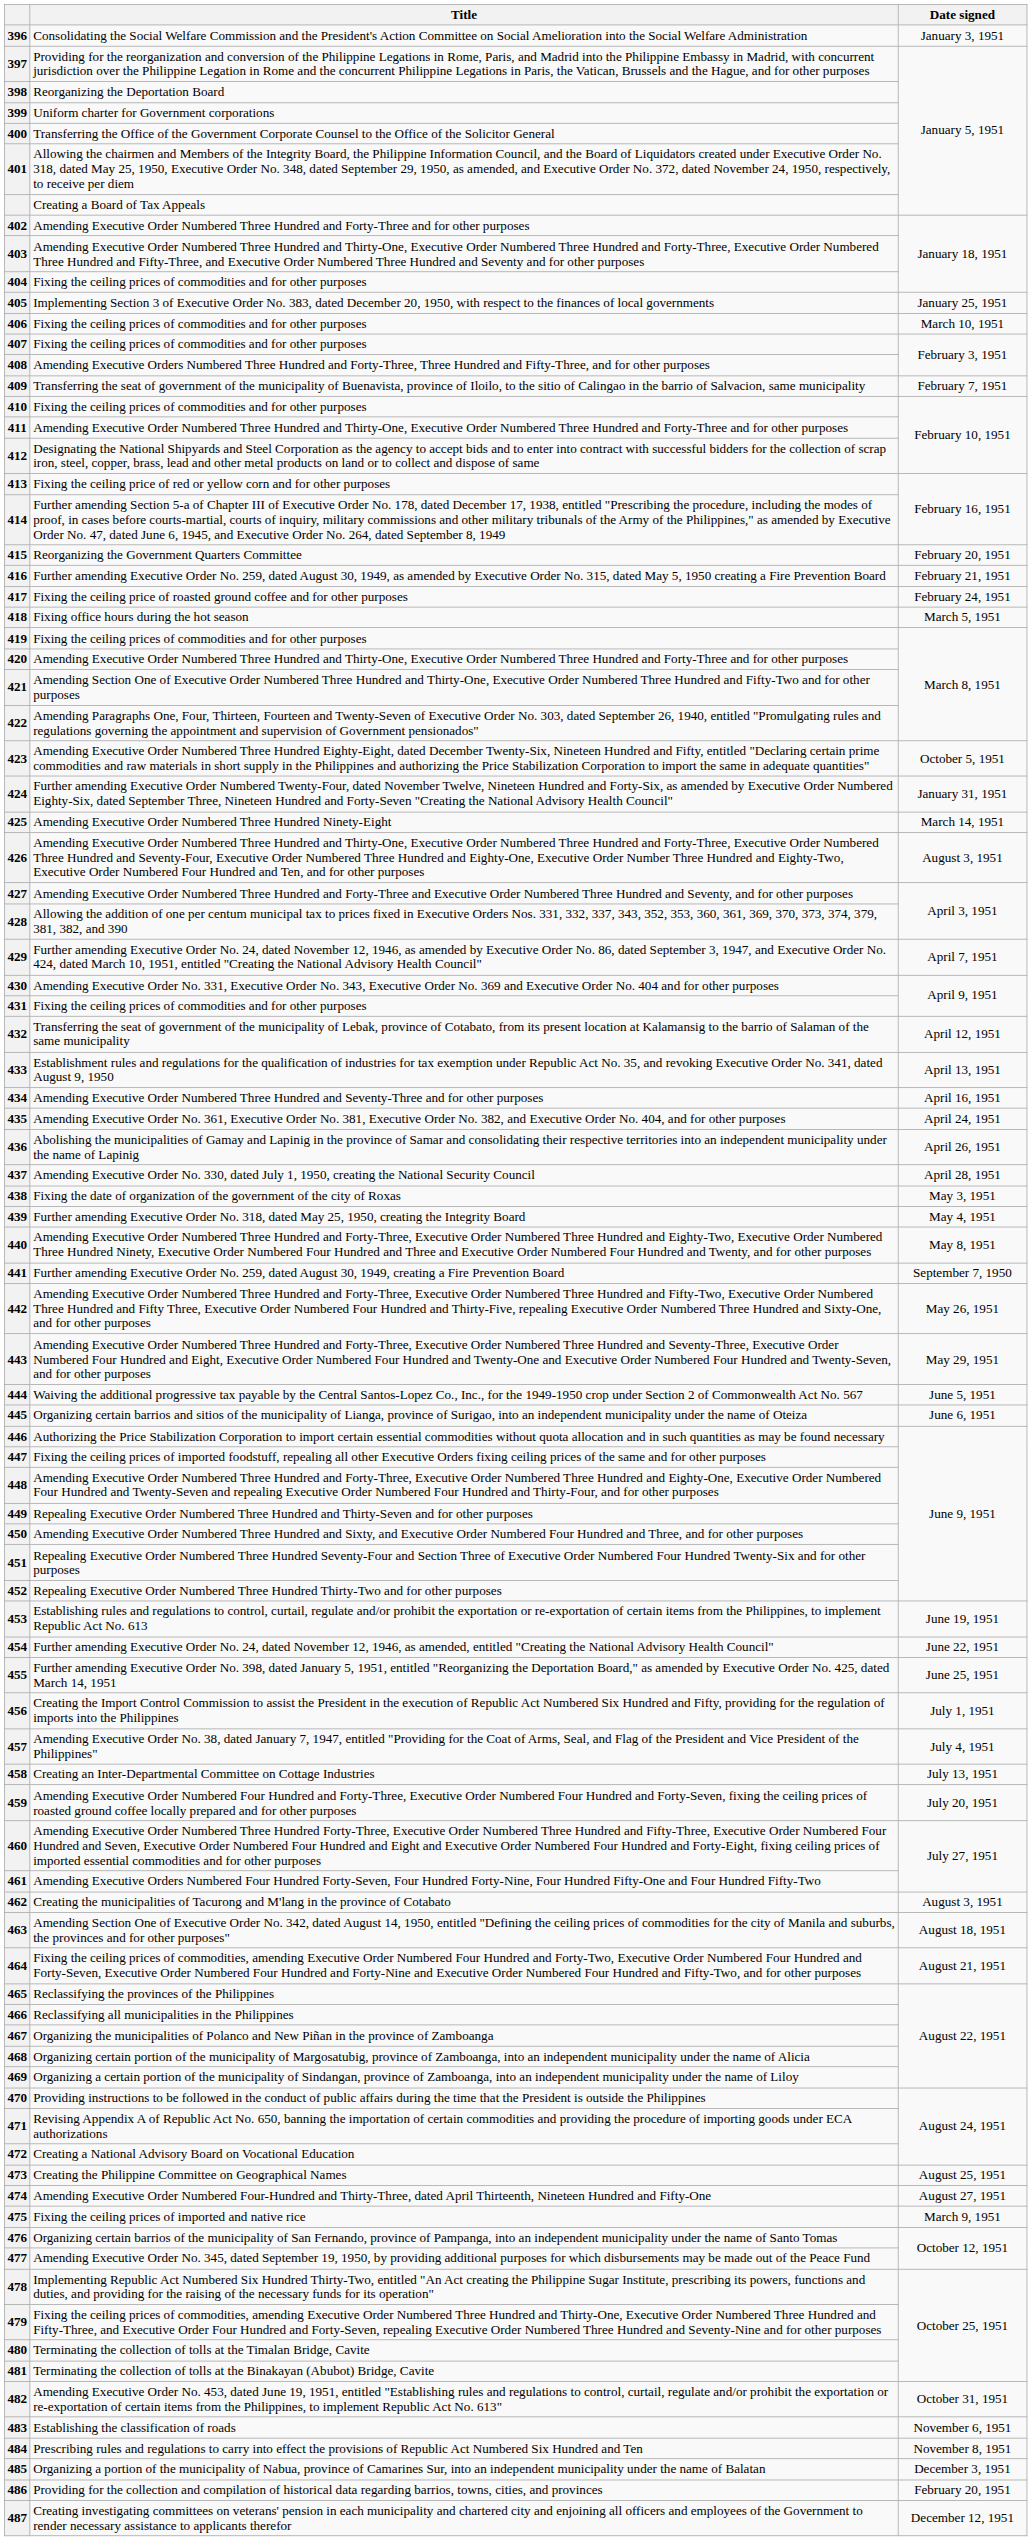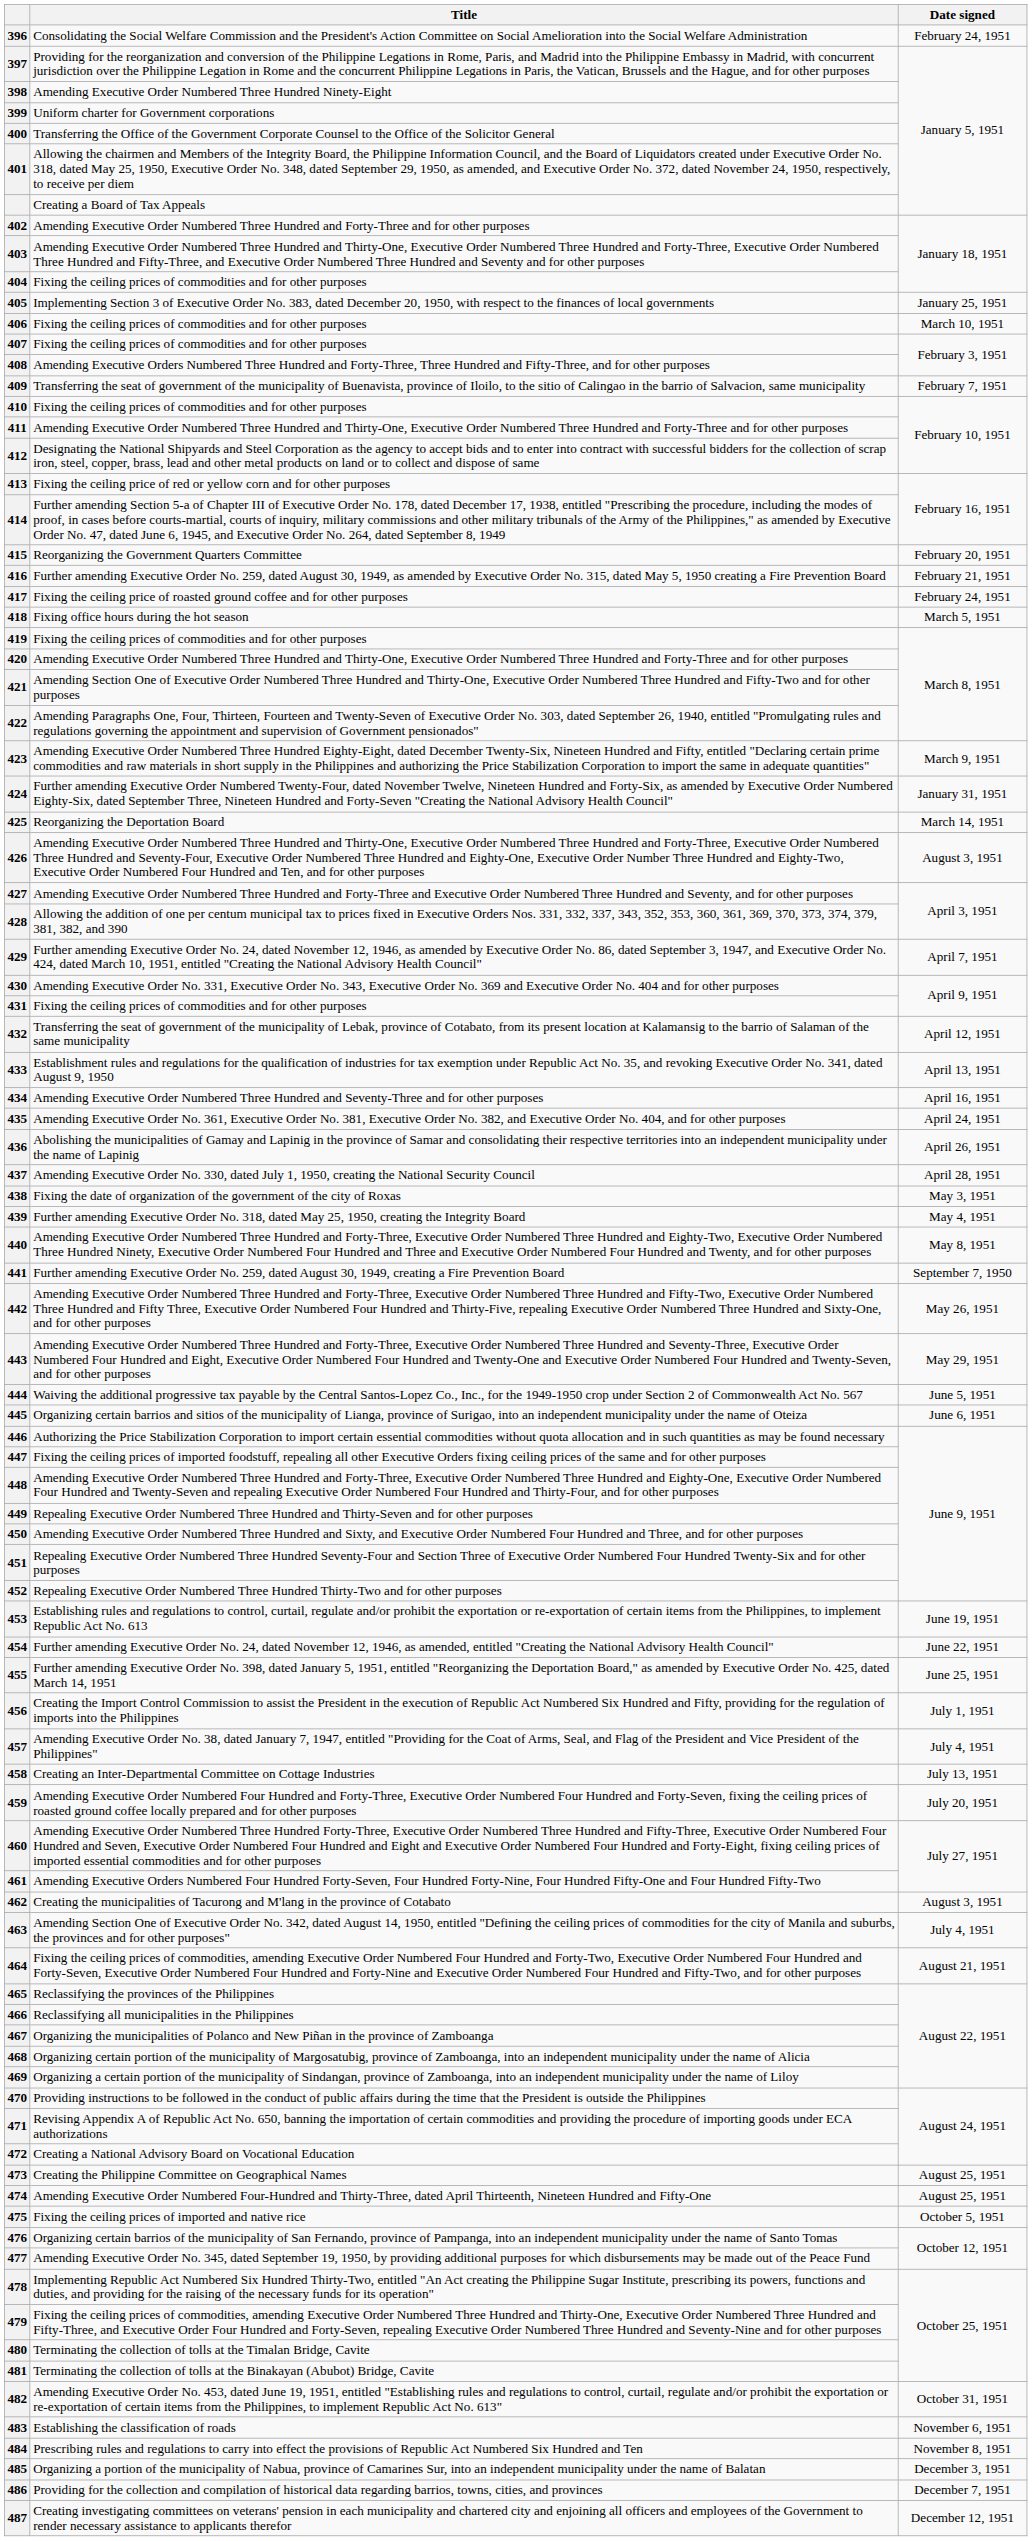(962, 35) January 3, 1951 -> (962, 35) February 24, 1951
(129, 92) Reorganizing the Deportation Board -> (212, 92) Amending Executive Order Numbered Three Hundred Ninety-Eight
(962, 758) October 5, 1951 -> (962, 758) March 9, 1951
(212, 822) Amending Executive Order Numbered Three Hundred Ninety-Eight -> (129, 822) Reorganizing the Deportation Board
(962, 1930) August 18, 1951 -> (962, 1930) July 4, 1951
(962, 2196) August 27, 1951 -> (962, 2196) August 25, 1951
(962, 2216) March 9, 1951 -> (962, 2216) October 5, 1951
(962, 2490) February 20, 1951 -> (962, 2490) December 7, 1951
